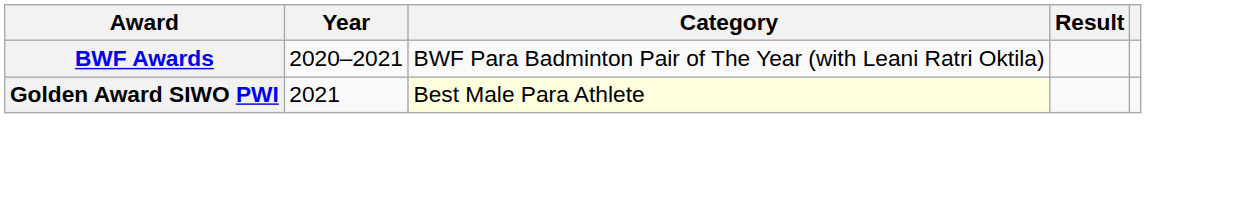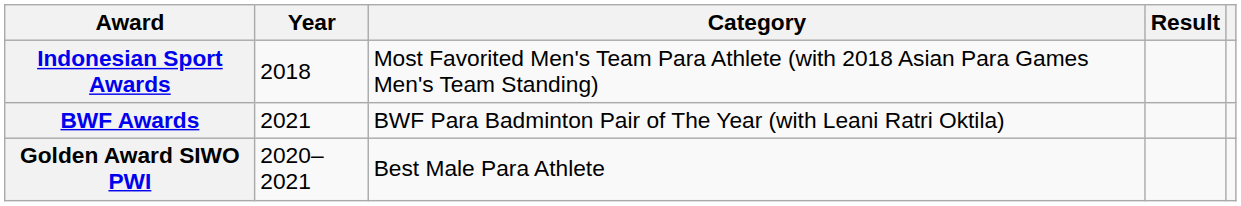+ row: (130, 71)
(346, 58) 2020–2021 -> (286, 120) 2021
(315, 94) 2021 -> (292, 168) 2020–2021
(529, 94) lightyellow background -> (489, 168) no background
